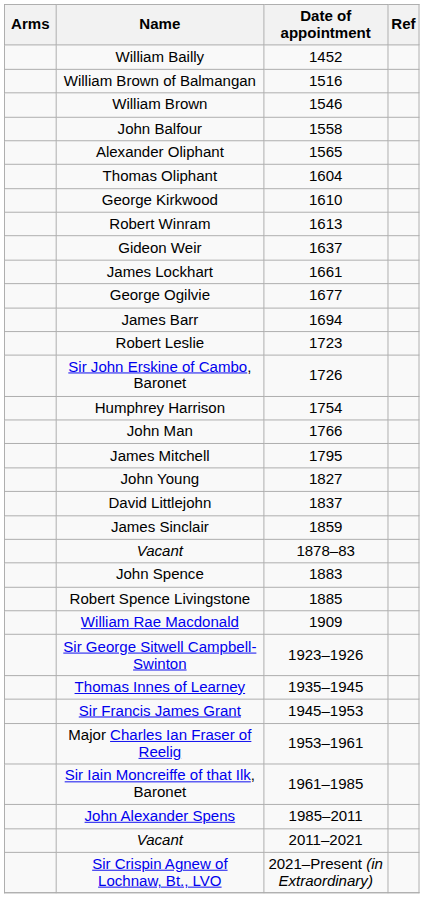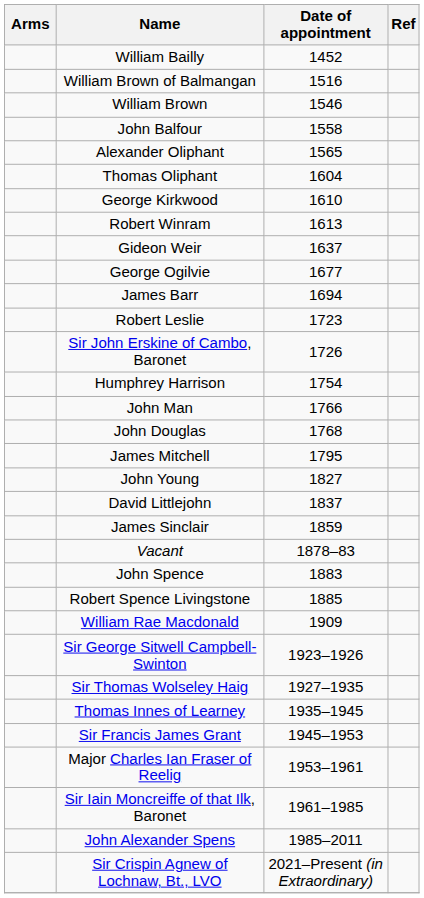- row: (160, 271)
+ row: (160, 431)
+ row: (160, 687)
- row: (160, 840)
